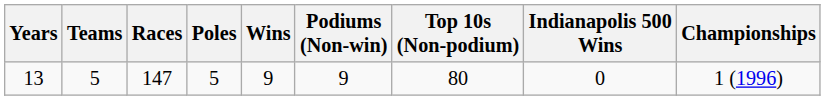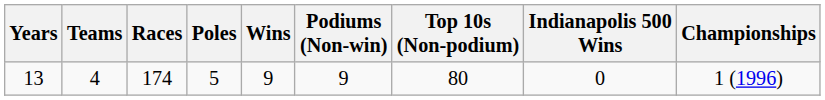(95, 78) 5 -> (95, 78) 4
(157, 78) 147 -> (157, 78) 174
